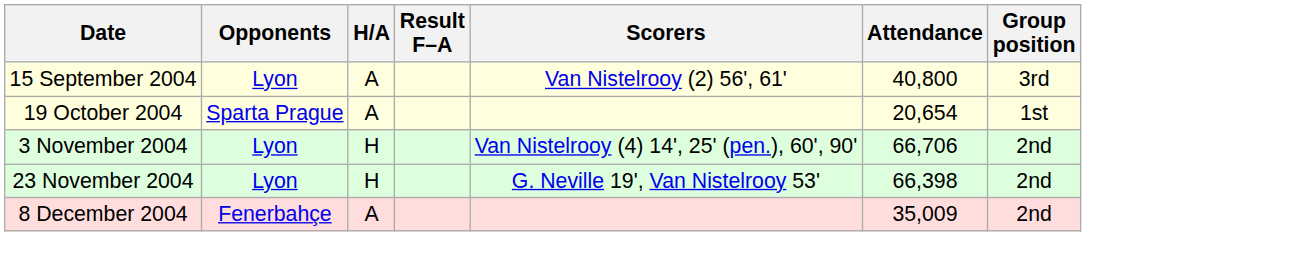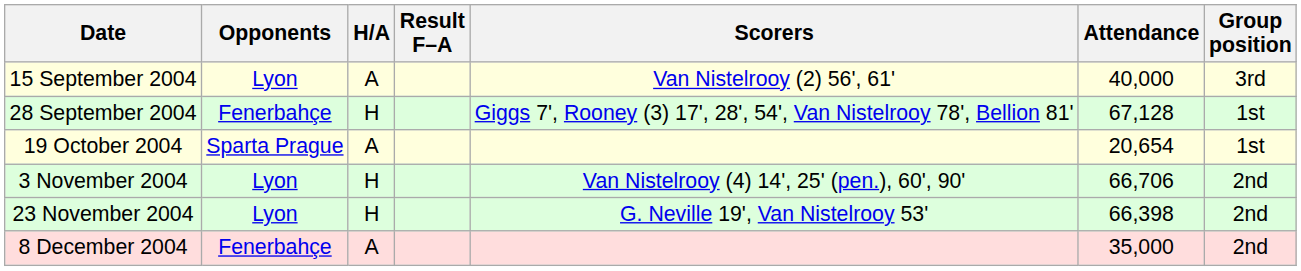(925, 79) 40,800 -> (1141, 79) 40,000
+ row: (103, 112)
(925, 214) 35,009 -> (1141, 247) 35,000
